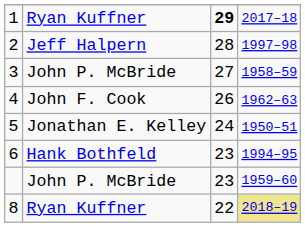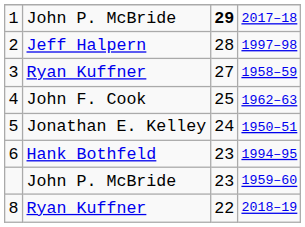(86, 18) Ryan Kuffner -> (101, 18) John P. McBride
(101, 72) John P. McBride -> (86, 72) Ryan Kuffner
(224, 100) 26 -> (224, 100) 25
(269, 208) khaki background -> (269, 208) no background
